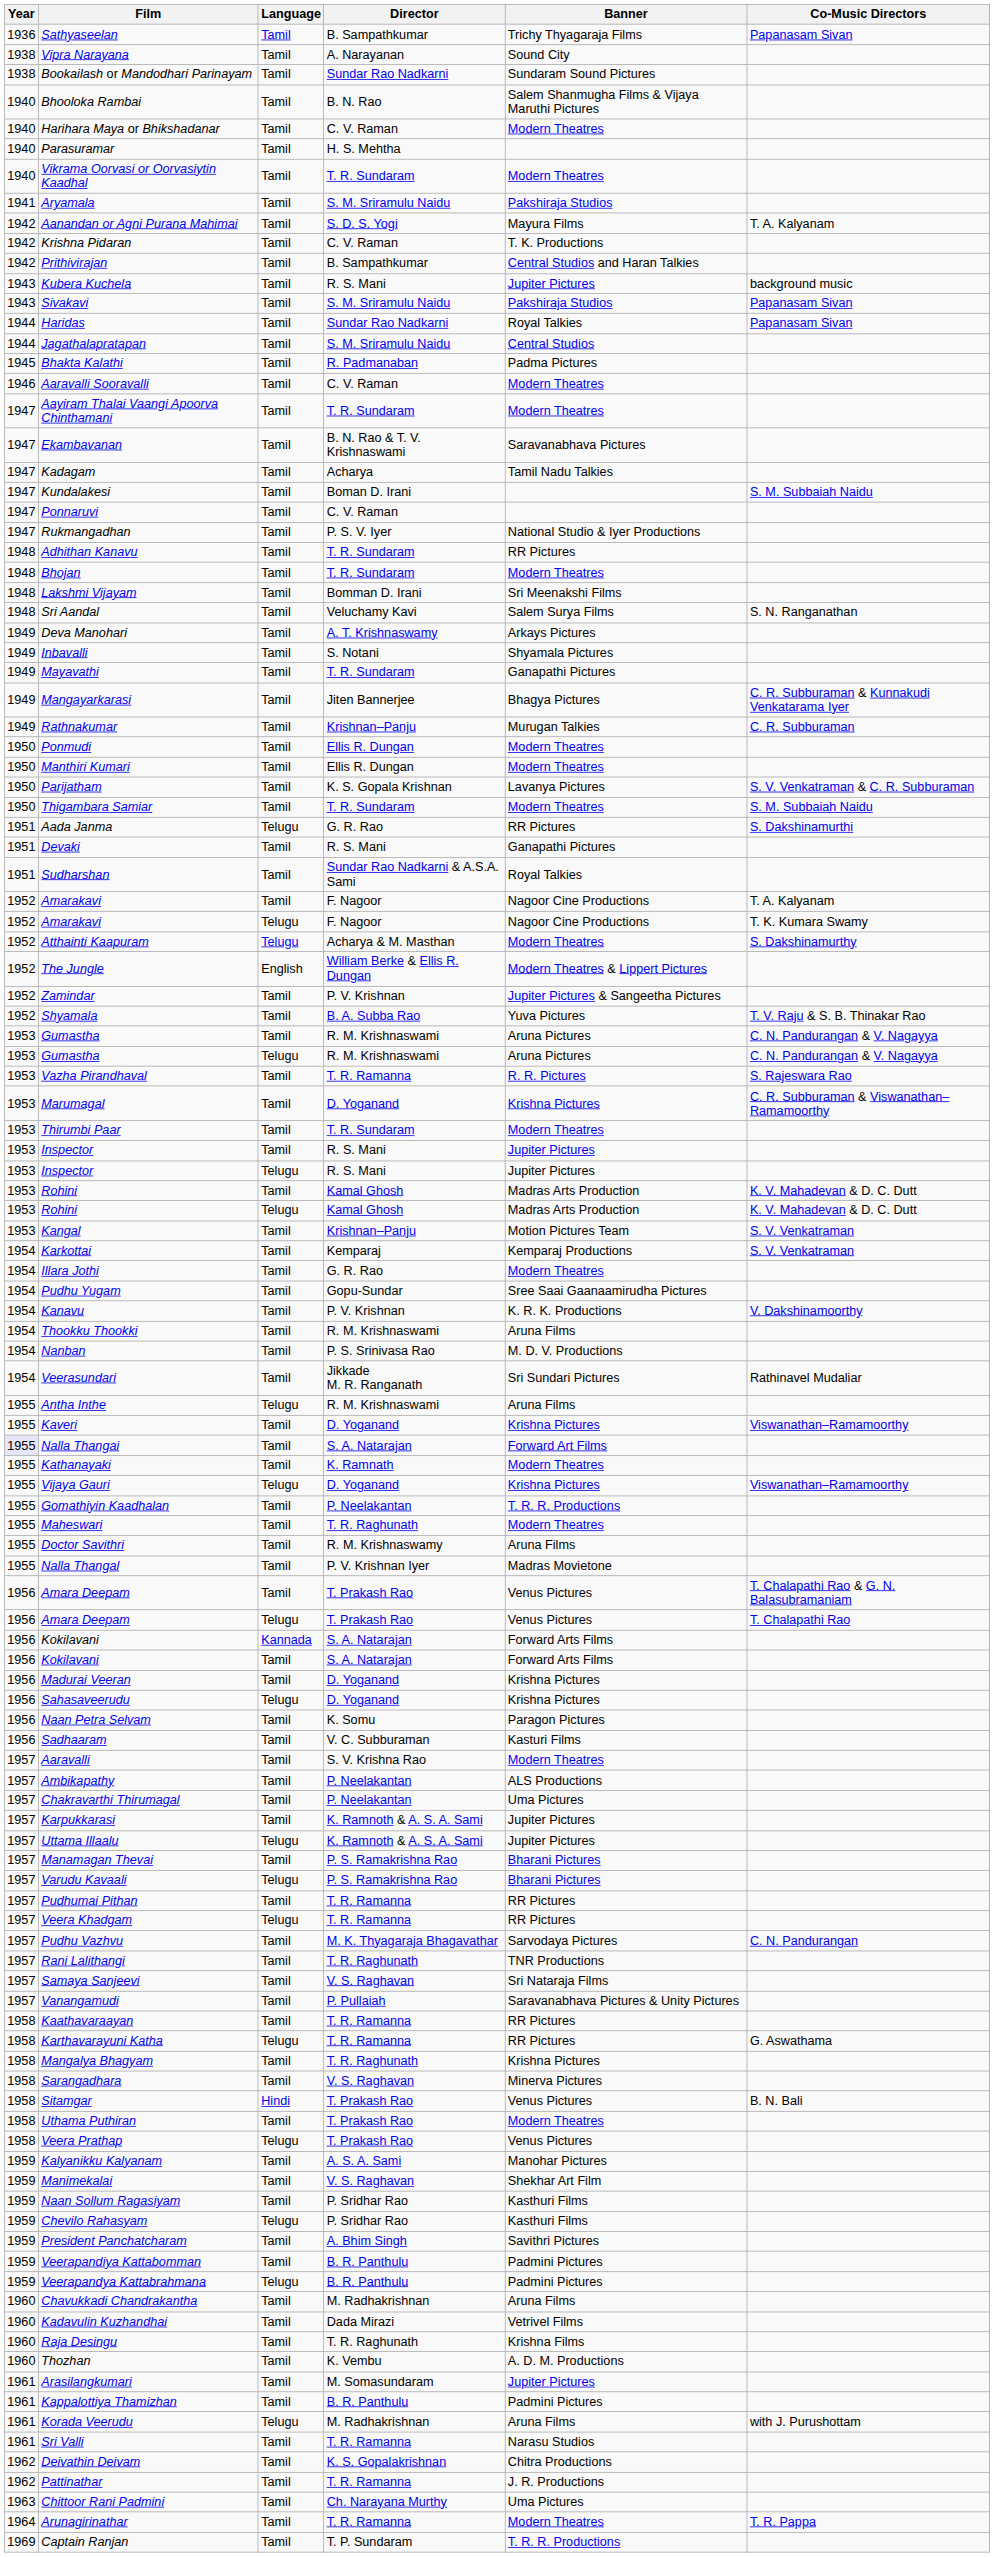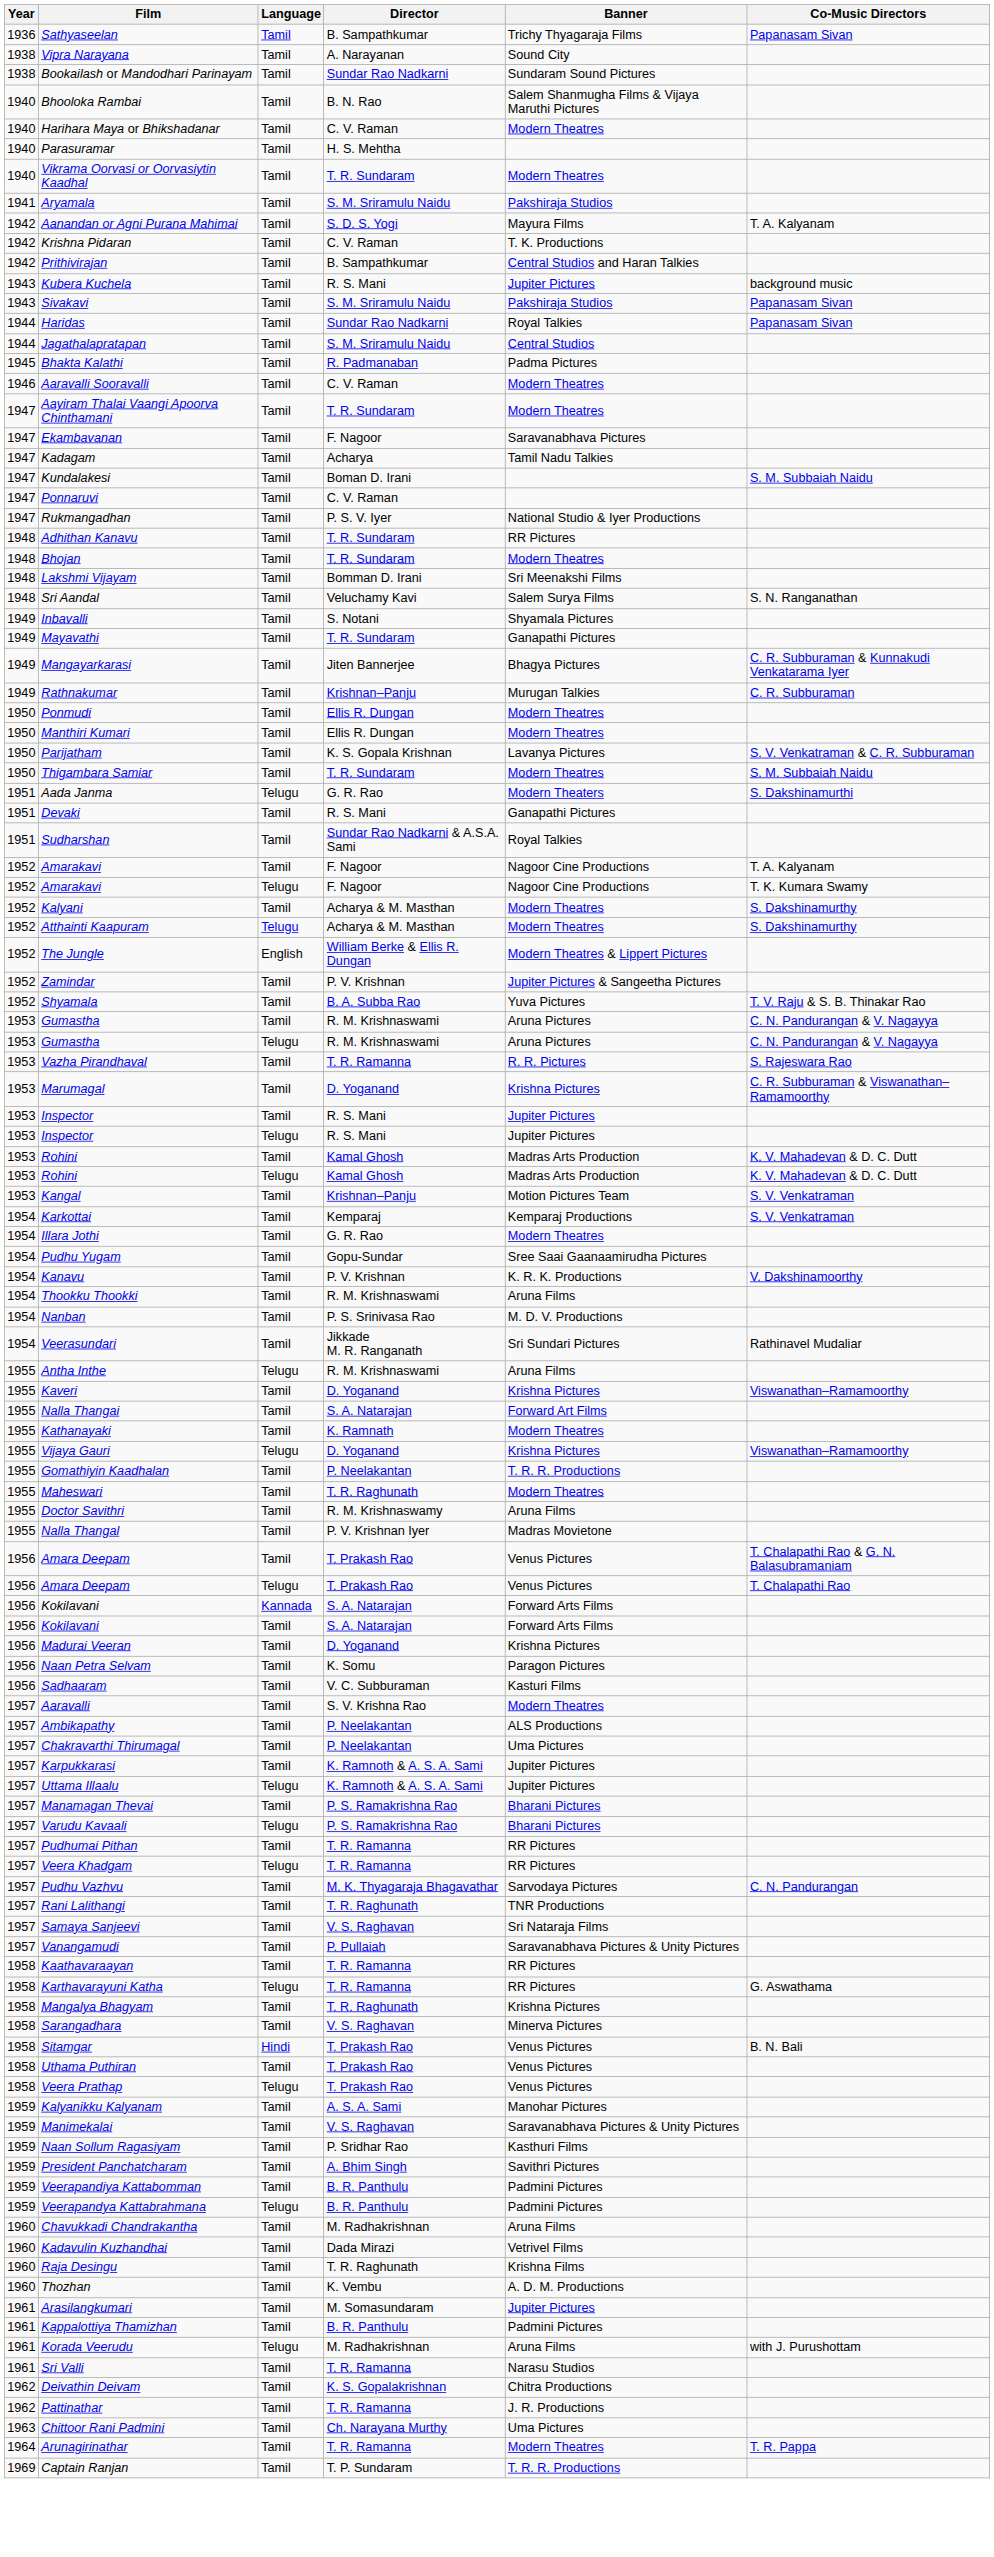(374, 445) B. N. Rao & T. V. Krishnaswami -> (354, 438) F. Nagoor
- row: (84, 632)
(542, 827) RR Pictures -> (556, 793) Modern Theaters
+ row: (62, 907)
- row: (81, 1130)
(21, 1445) lavender background -> (21, 1411) no background
- row: (86, 1700)
(556, 2121) Modern Theatres -> (550, 2066) Venus Pictures
(555, 2181) Shekhar Art Film -> (623, 2127) Saravanabhava Pictures & Unity Pictures
- row: (94, 2221)
